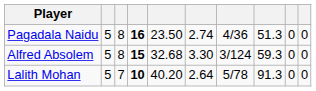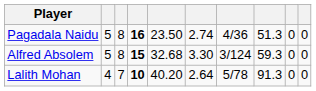(108, 75) 5 -> (108, 75) 4
